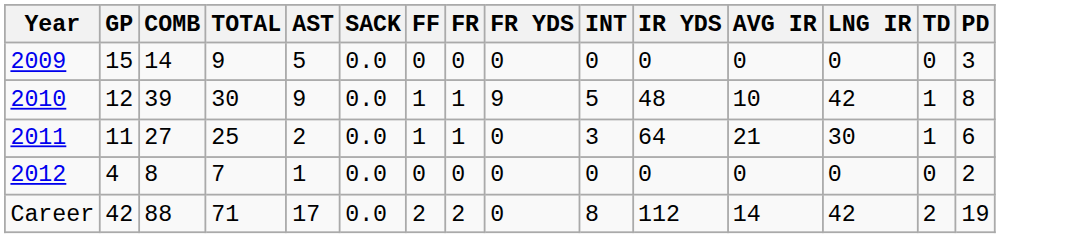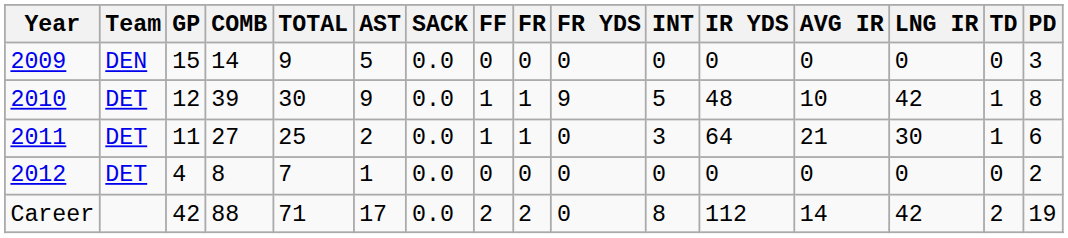+ column: (133, 24)
